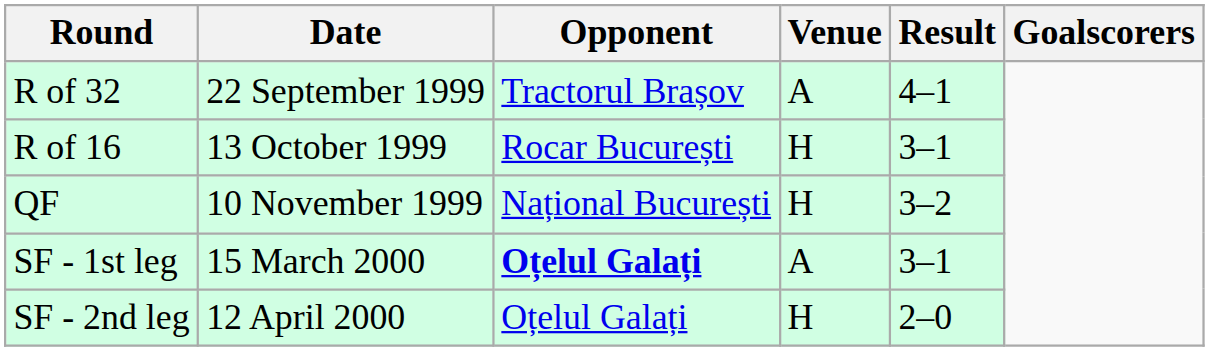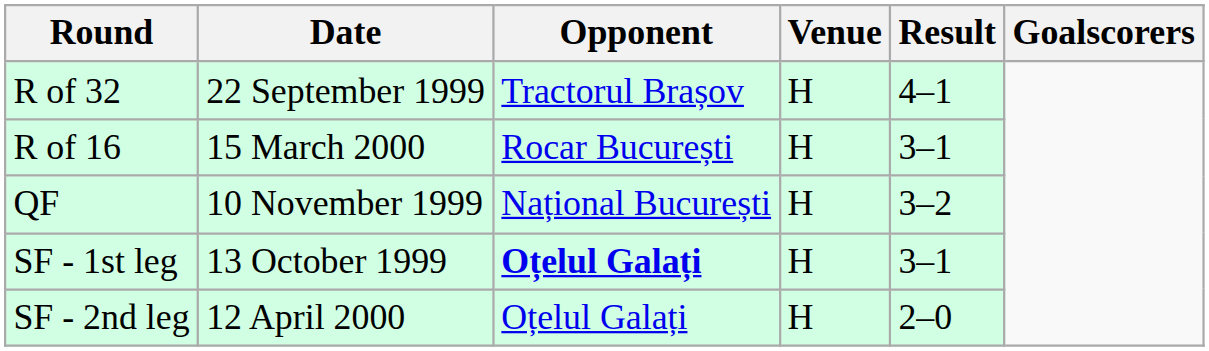(801, 89) A -> (801, 89) H
(327, 146) 13 October 1999 -> (316, 146) 15 March 2000
(316, 260) 15 March 2000 -> (327, 260) 13 October 1999
(801, 260) A -> (801, 260) H
